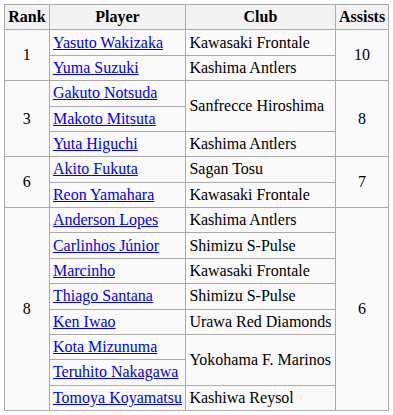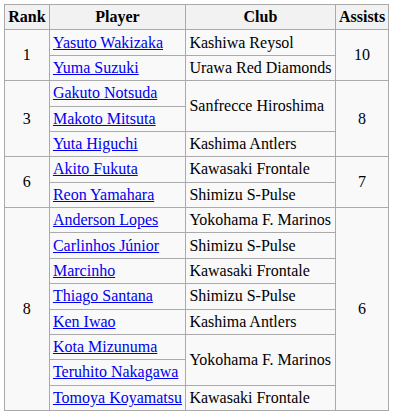(250, 42) Kawasaki Frontale -> (242, 42) Kashiwa Reysol
(243, 67) Kashima Antlers -> (260, 67) Urawa Red Diamonds
(226, 169) Sagan Tosu -> (250, 169) Kawasaki Frontale
(250, 194) Kawasaki Frontale -> (242, 194) Shimizu S-Pulse
(243, 220) Kashima Antlers -> (260, 220) Yokohama F. Marinos
(260, 321) Urawa Red Diamonds -> (243, 321) Kashima Antlers
(242, 397) Kashiwa Reysol -> (250, 397) Kawasaki Frontale
